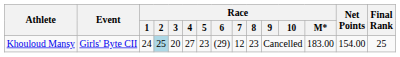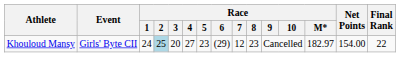(321, 44) 183.00 -> (321, 44) 182.97
(381, 44) 25 -> (381, 44) 22
